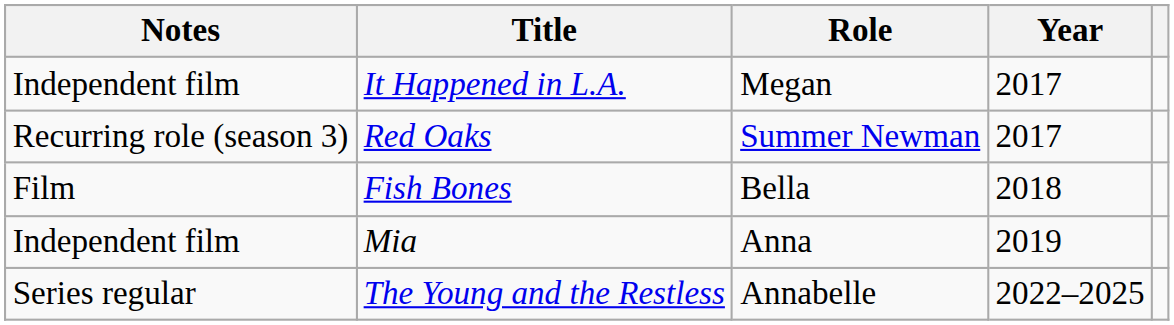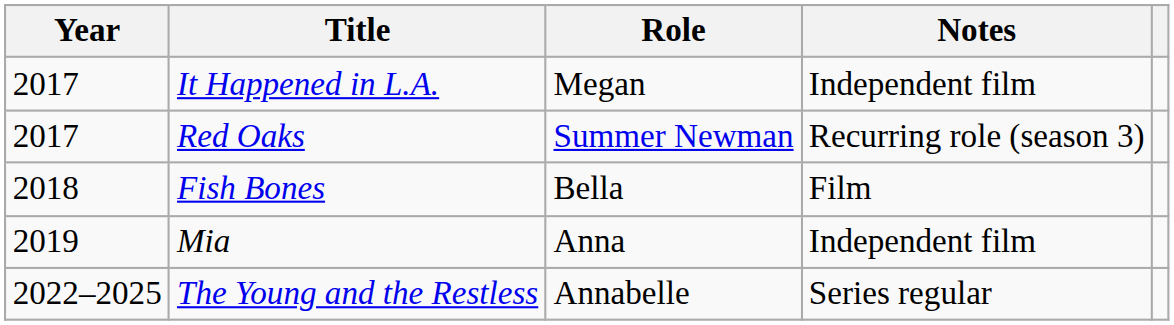columns swapped: (1070, 30) <-> (180, 30)
